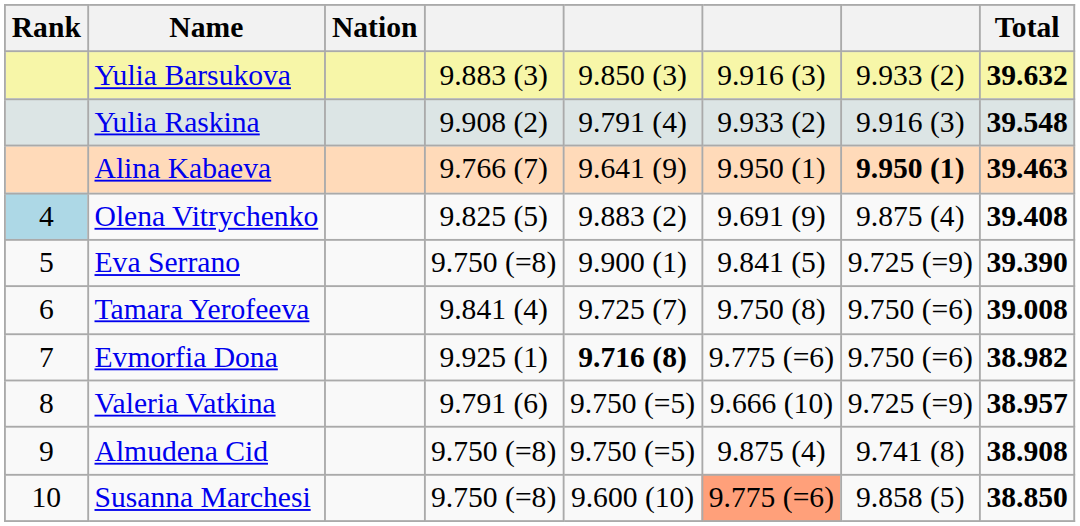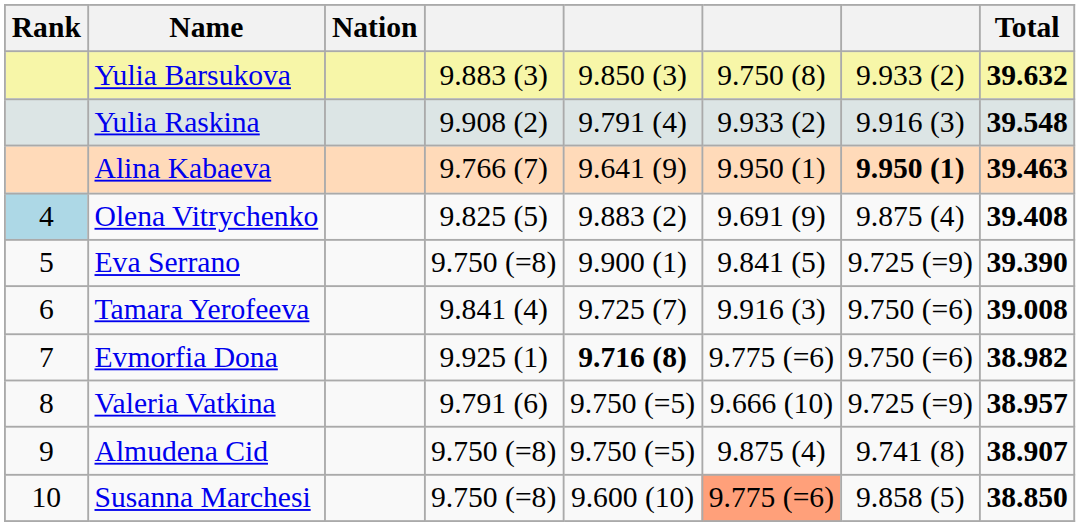(771, 74) 9.916 (3) -> (771, 74) 9.750 (8)
(771, 309) 9.750 (8) -> (771, 309) 9.916 (3)
(1027, 450) 38.908 -> (1027, 450) 38.907
